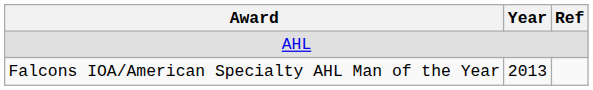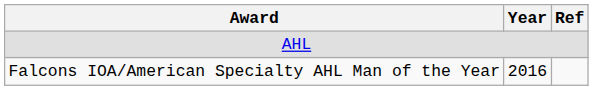(527, 71) 2013 -> (527, 71) 2016
